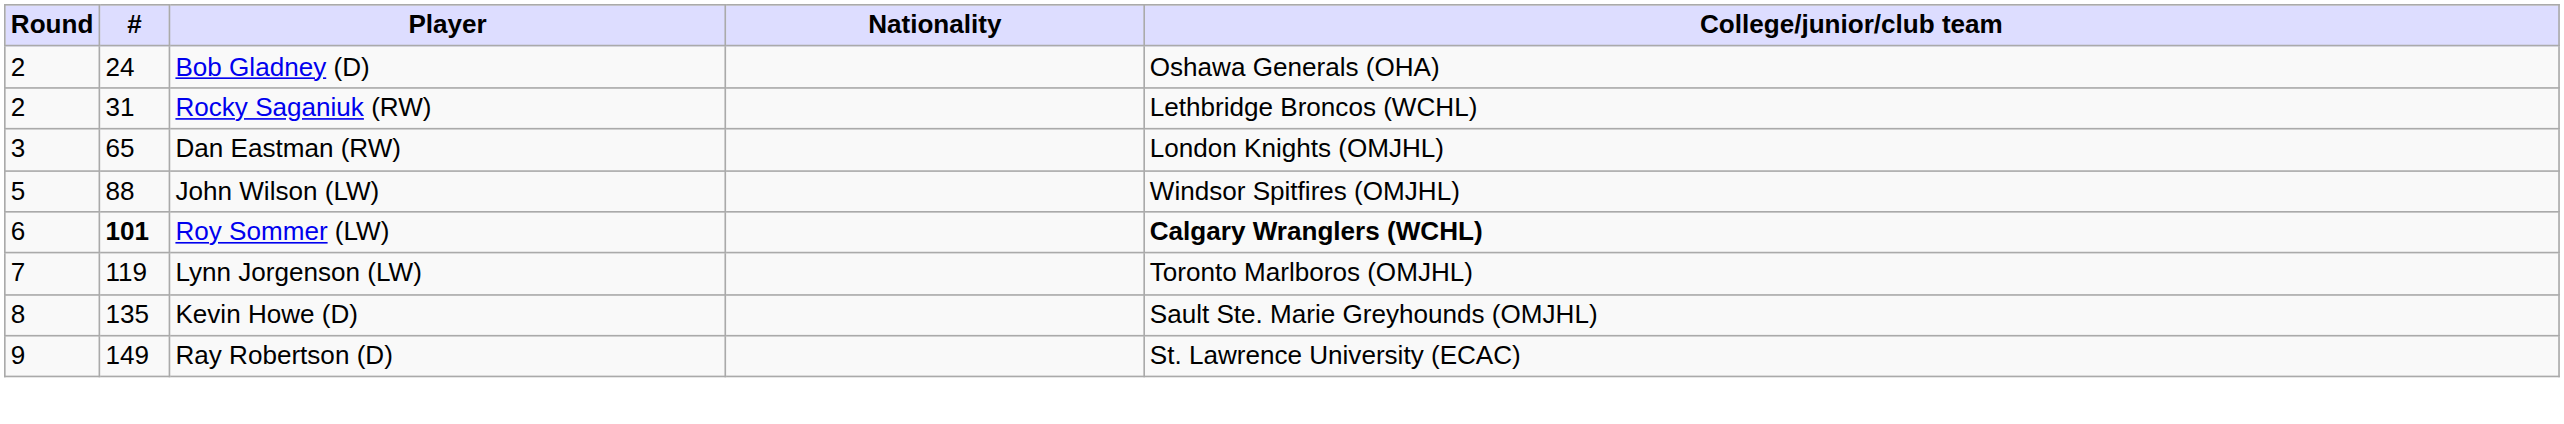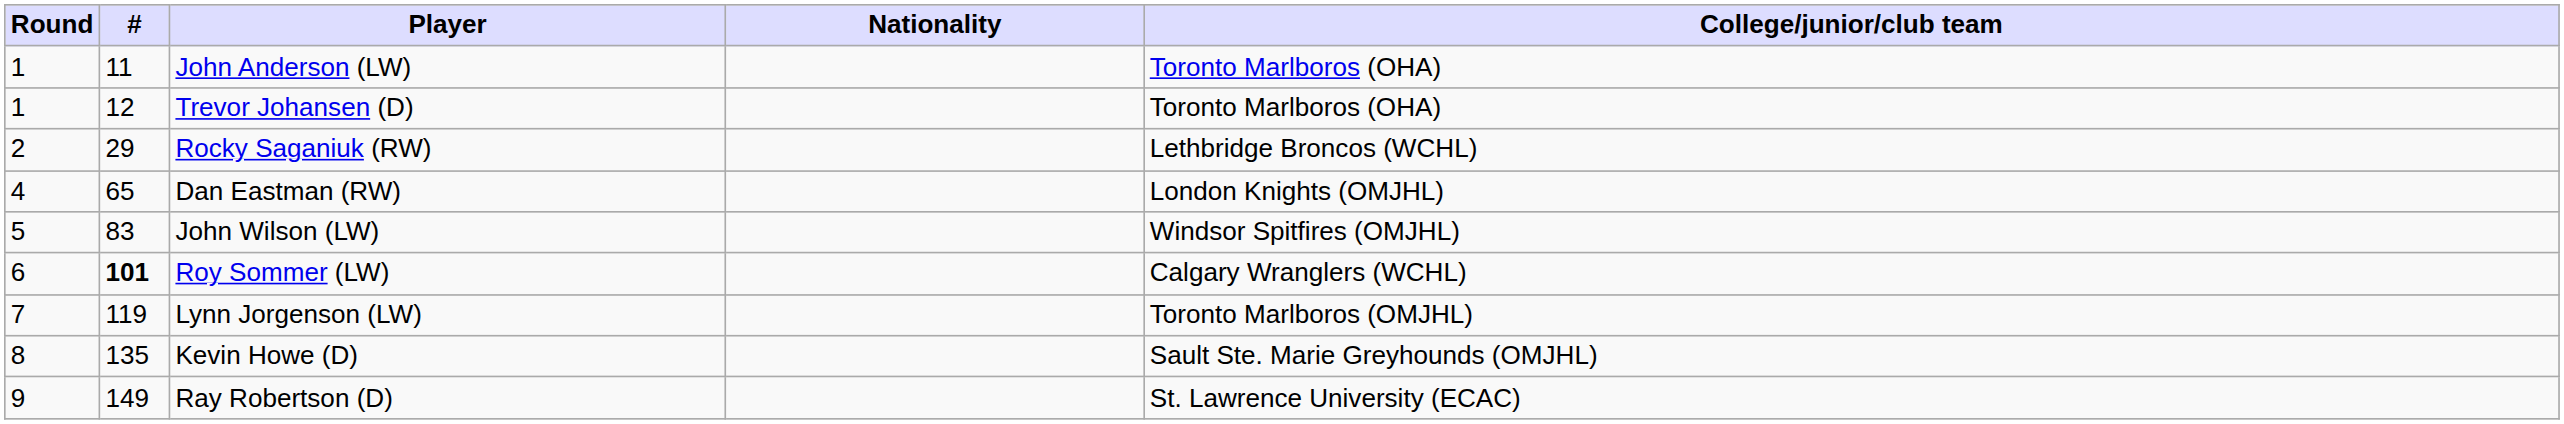+ row: (293, 66)
+ row: (295, 107)
- row: (273, 66)
(120, 107) 31 -> (120, 149) 29
(18, 149) 3 -> (18, 190) 4
(120, 190) 88 -> (120, 231) 83
(1316, 231) bold -> (1308, 273) normal
